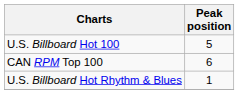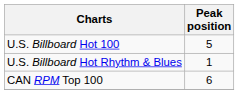rows swapped: (94, 80) <-> (55, 62)
